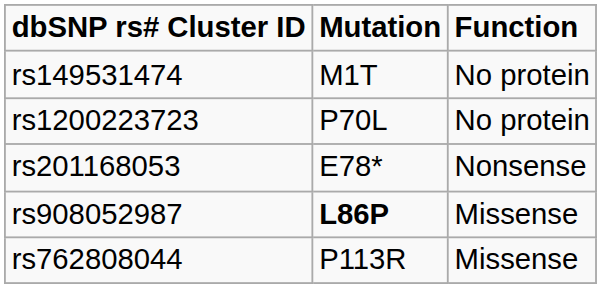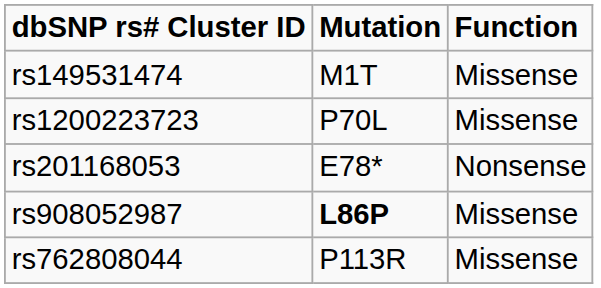(522, 74) No protein -> (516, 74) Missense
(522, 120) No protein -> (516, 120) Missense
